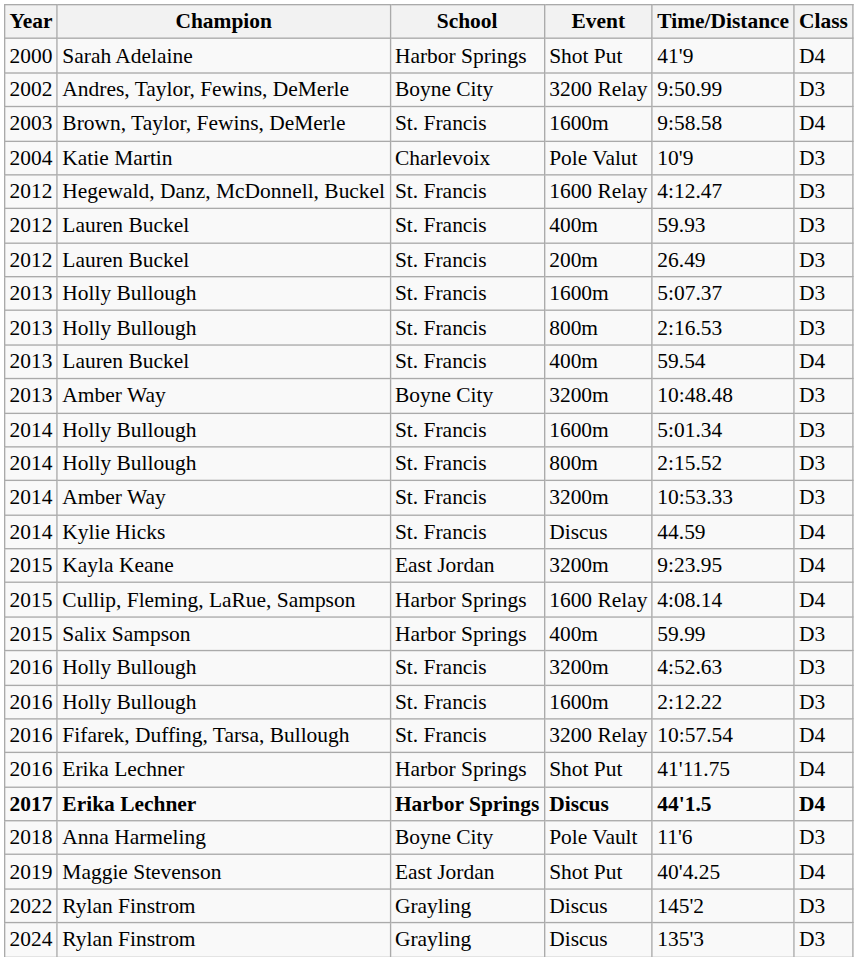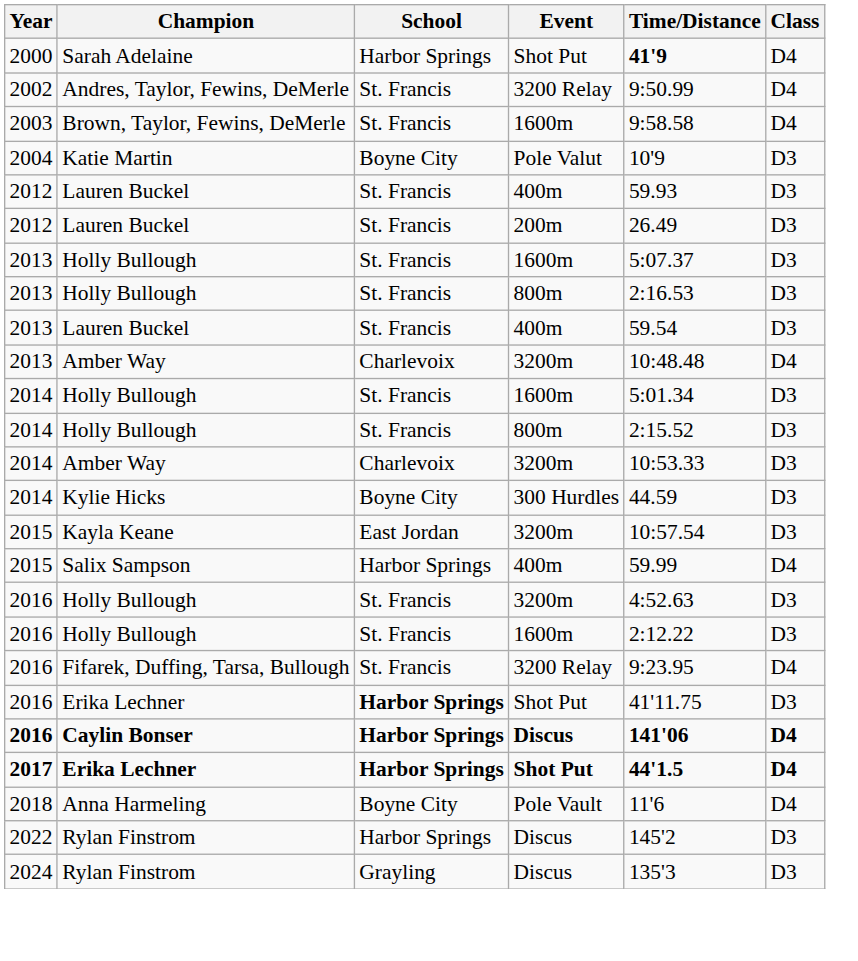(675, 55) normal -> (648, 55) bold
(444, 89) Boyne City -> (405, 89) St. Francis
(812, 89) D3 -> (784, 89) D4
(443, 157) Charlevoix -> (409, 157) Boyne City
- row: (31, 191)
(812, 361) D4 -> (784, 327) D3
(444, 395) Boyne City -> (407, 361) Charlevoix
(812, 395) D3 -> (784, 361) D4
(441, 497) St. Francis -> (407, 463) Charlevoix
(441, 531) St. Francis -> (409, 497) Boyne City
(578, 531) Discus -> (566, 497) 300 Hurdles
(812, 531) D4 -> (784, 497) D3
(690, 565) 9:23.95 -> (667, 531) 10:57.54
(812, 565) D4 -> (784, 531) D3
- row: (31, 599)
(812, 633) D3 -> (784, 565) D4
(695, 735) 10:57.54 -> (661, 667) 9:23.95
(461, 769) normal -> (432, 701) bold
(812, 769) D4 -> (784, 701) D3
+ row: (31, 735)
(579, 803) Discus -> (553, 769) Shot Put
(812, 837) D3 -> (784, 803) D4
- row: (31, 871)
(433, 905) Grayling -> (425, 837) Harbor Springs
